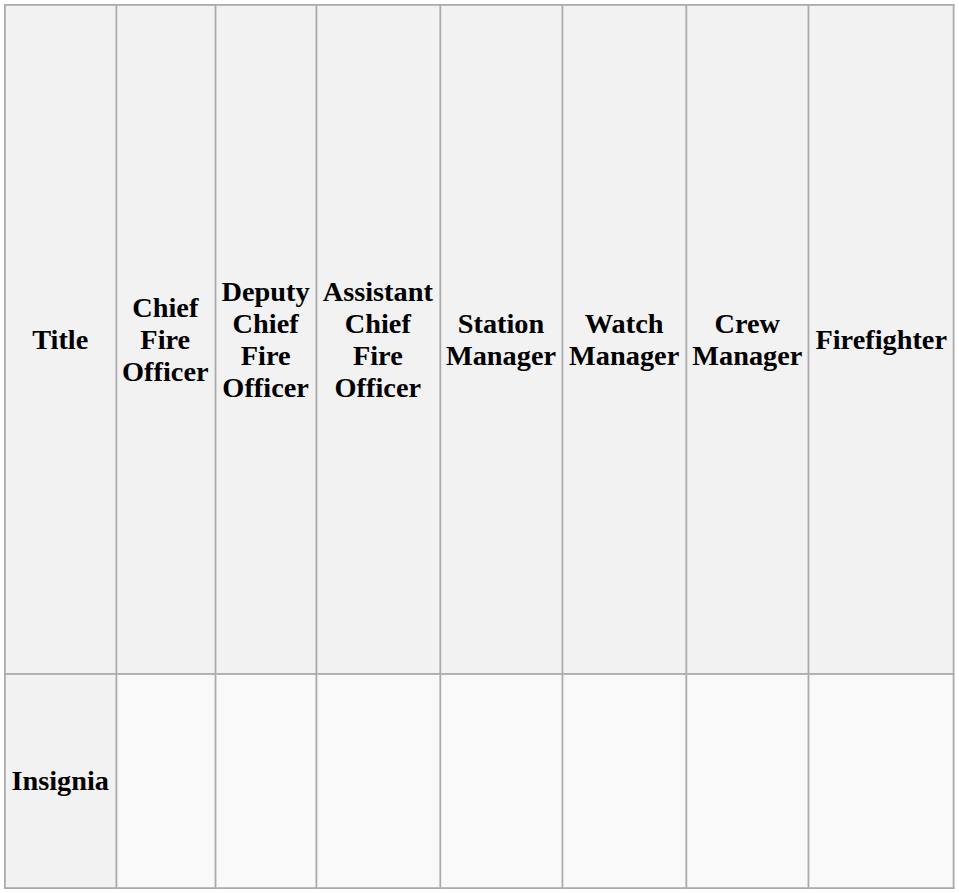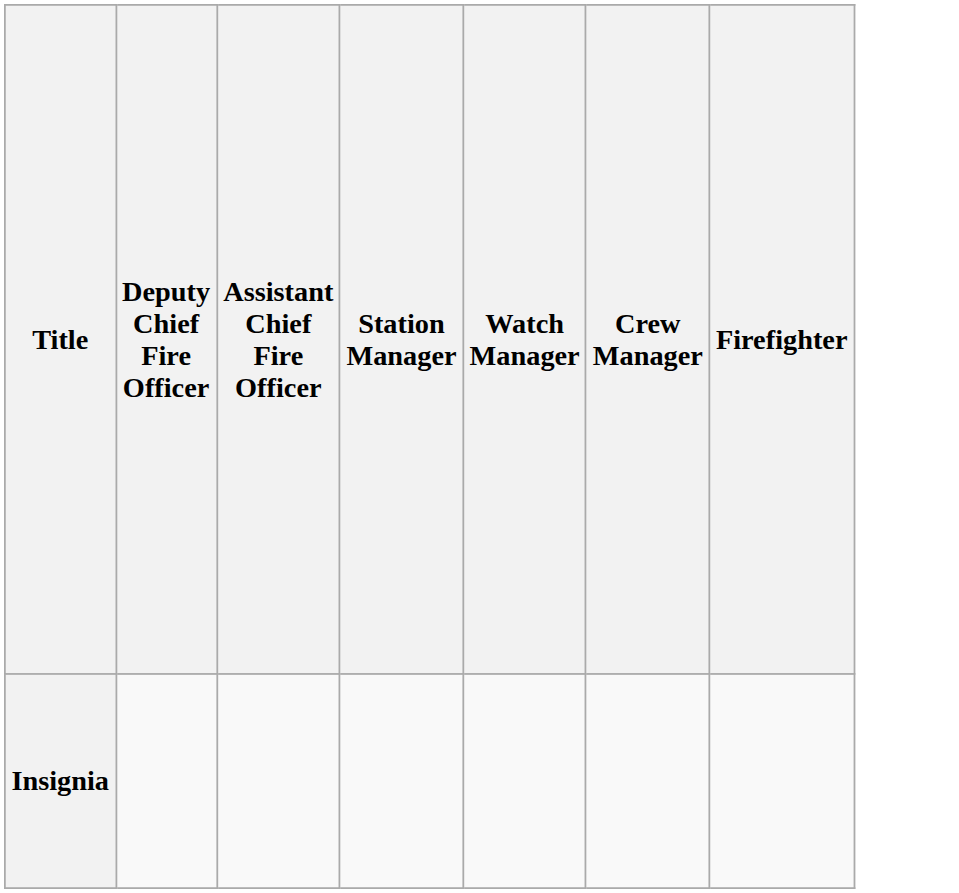- column: (165, 339)
